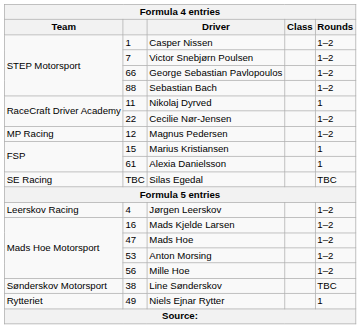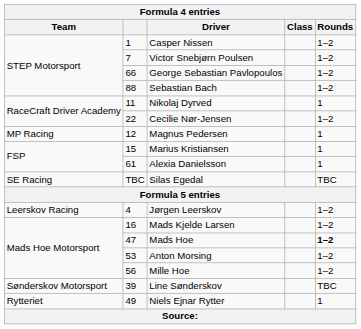(325, 133) 1–2 -> (320, 133) 1
(325, 240) normal -> (325, 240) bold
(131, 286) 38 -> (131, 286) 39
